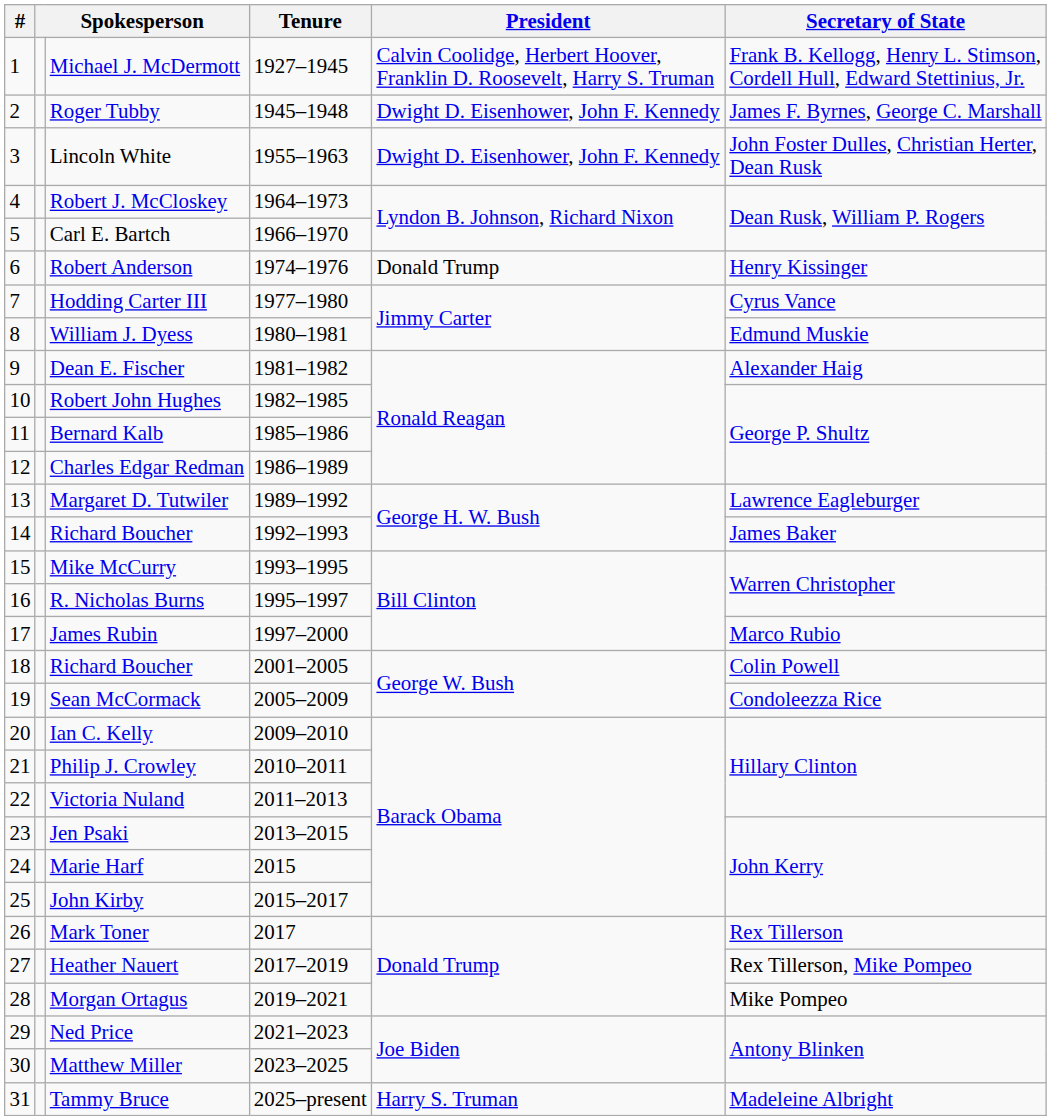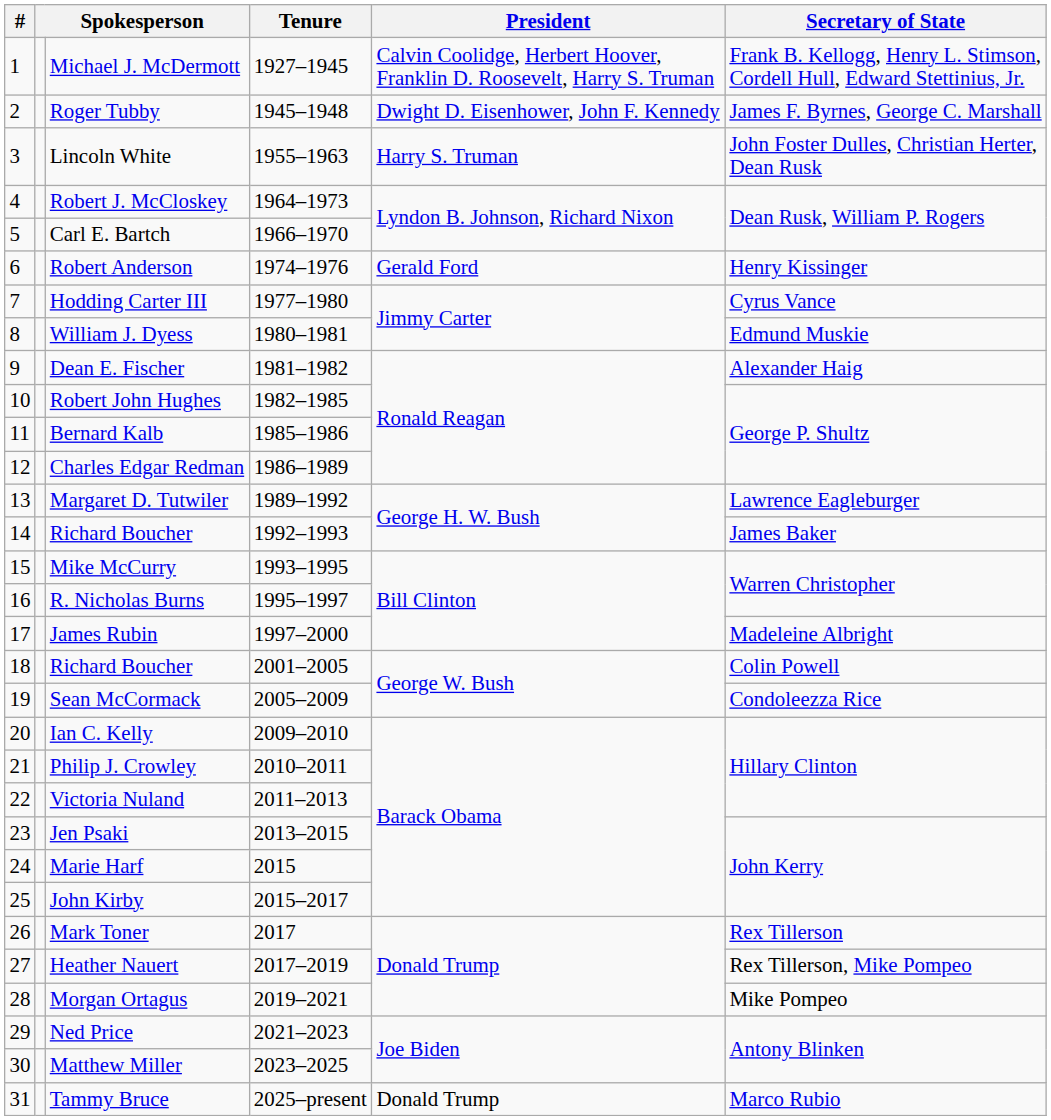(548, 156) Dwight D. Eisenhower, John F. Kennedy -> (447, 156) Harry S. Truman
(438, 267) Donald Trump -> (427, 267) Gerald Ford
(785, 633) Marco Rubio -> (811, 633) Madeleine Albright
(447, 1098) Harry S. Truman -> (438, 1098) Donald Trump
(811, 1098) Madeleine Albright -> (785, 1098) Marco Rubio
